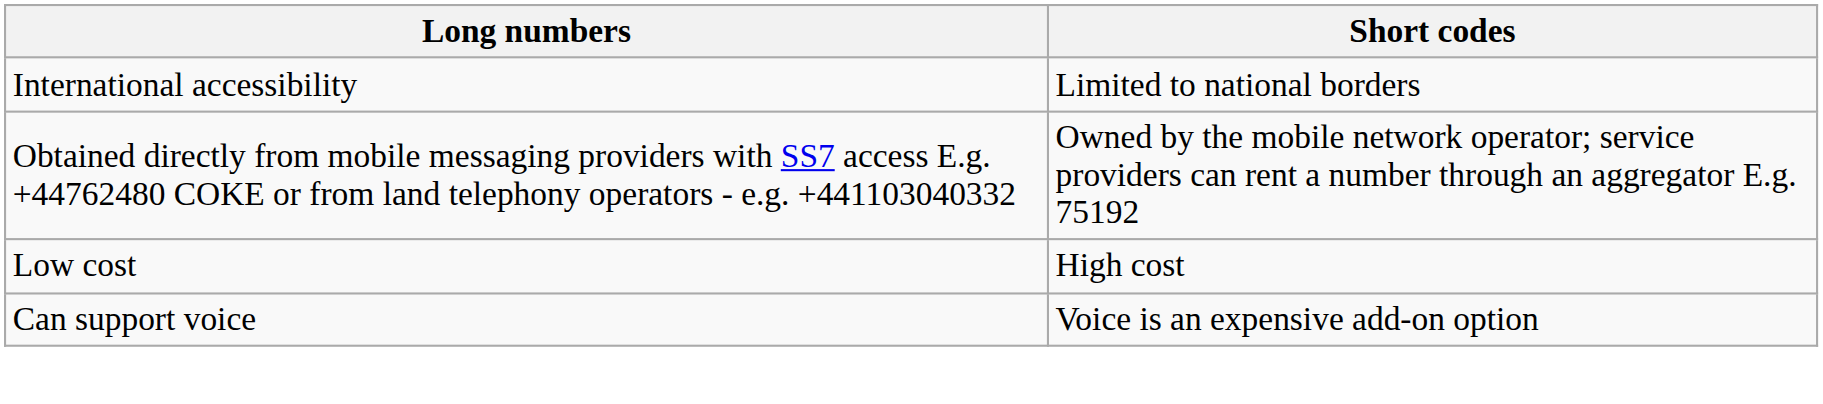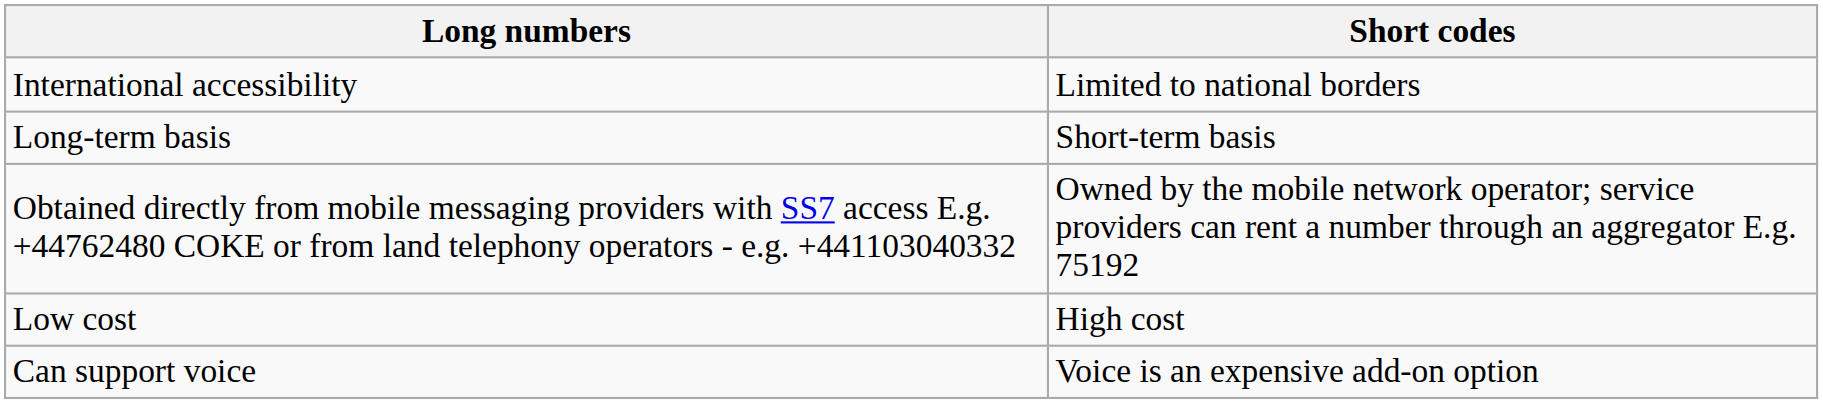+ row: (122, 137)
